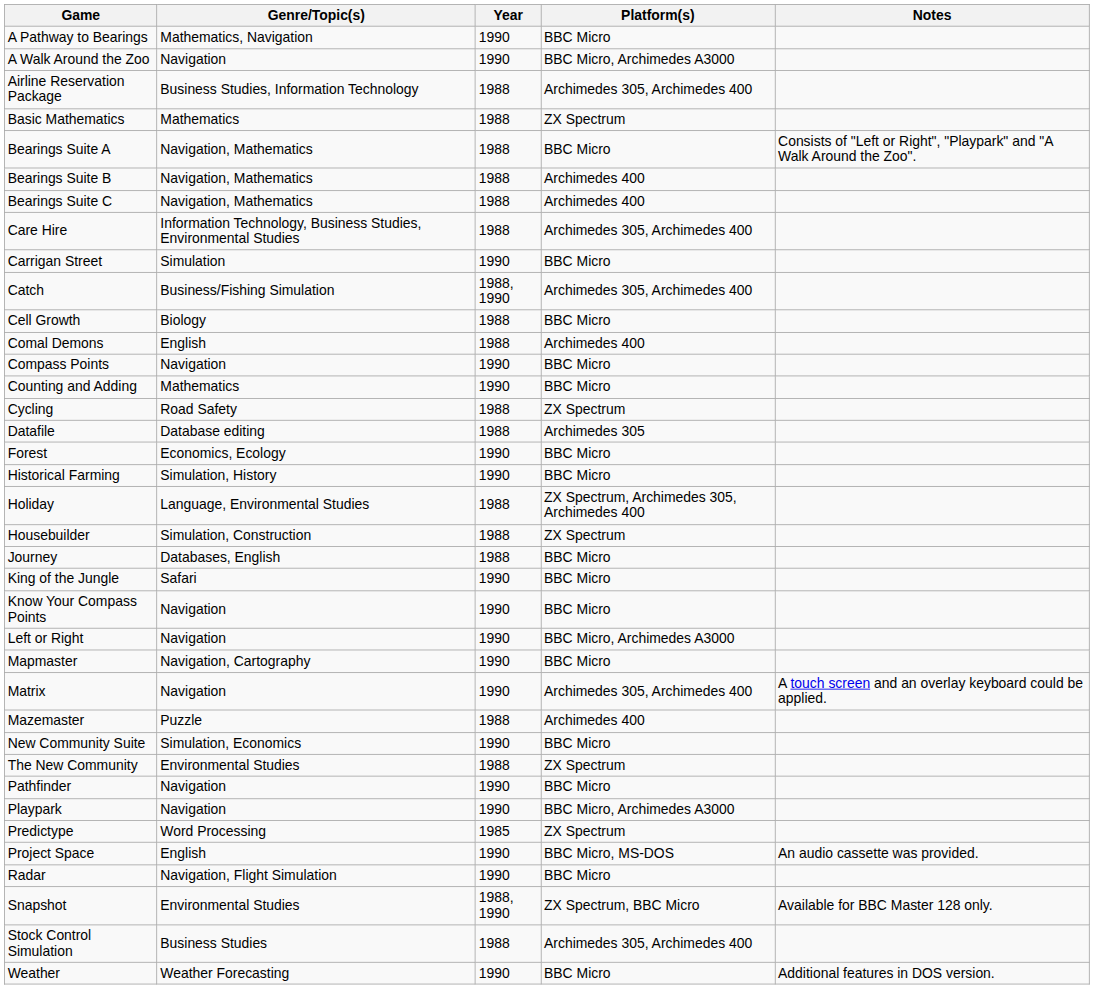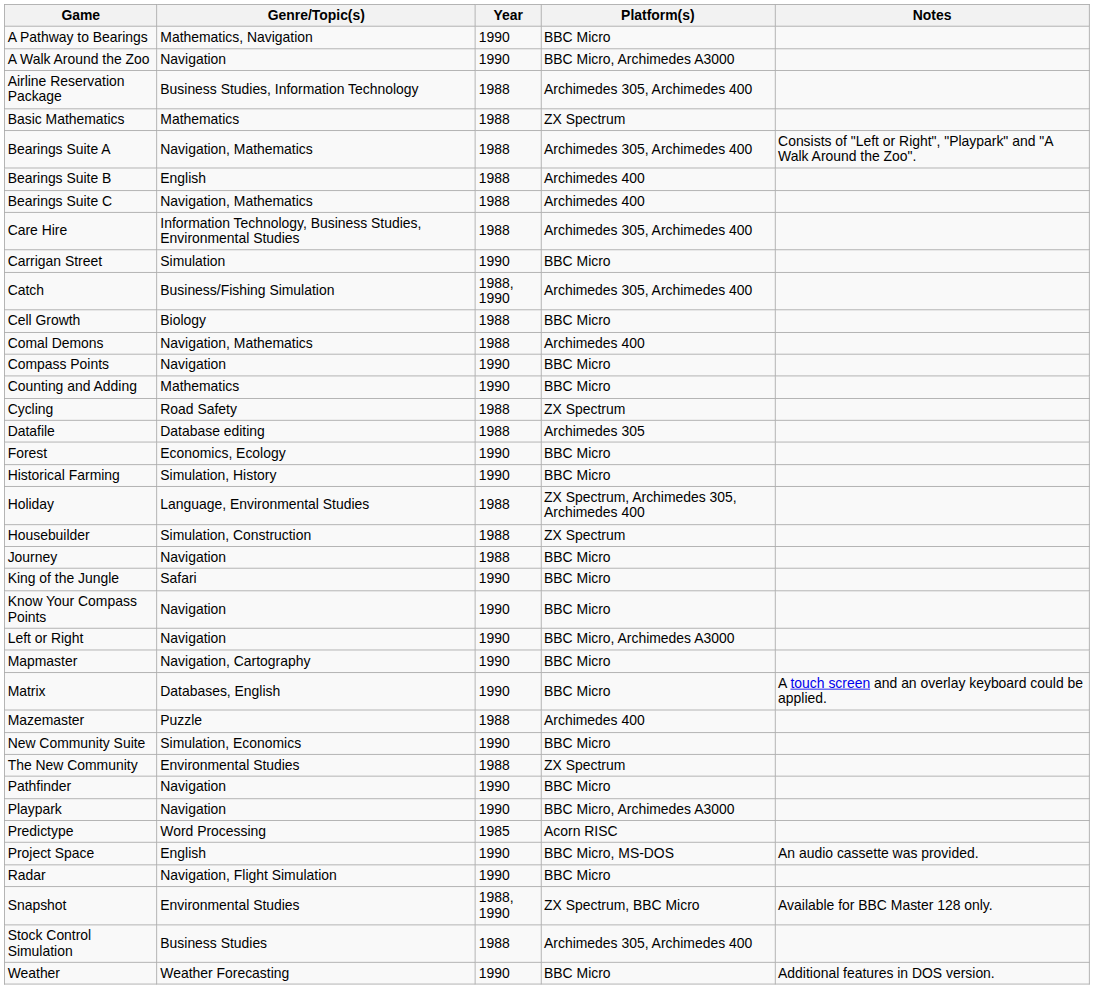(577, 149) BBC Micro -> (648, 149) Archimedes 305, Archimedes 400
(237, 179) Navigation, Mathematics -> (183, 179) English
(183, 343) English -> (237, 343) Navigation, Mathematics
(220, 557) Databases, English -> (193, 557) Navigation
(193, 691) Navigation -> (220, 691) Databases, English
(648, 691) Archimedes 305, Archimedes 400 -> (577, 691) BBC Micro
(585, 831) ZX Spectrum -> (581, 831) Acorn RISC
